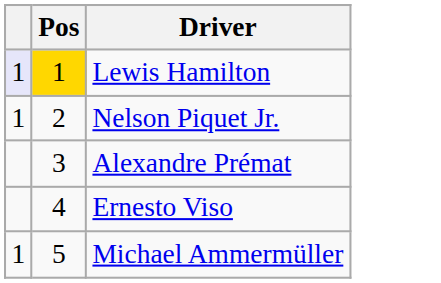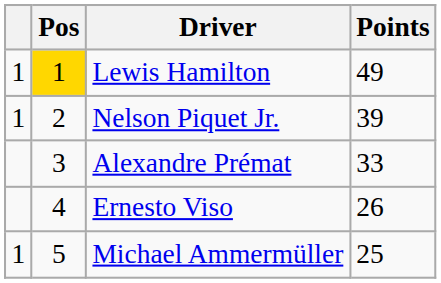+ column: (393, 26)
(18, 72) lavender background -> (18, 72) no background
